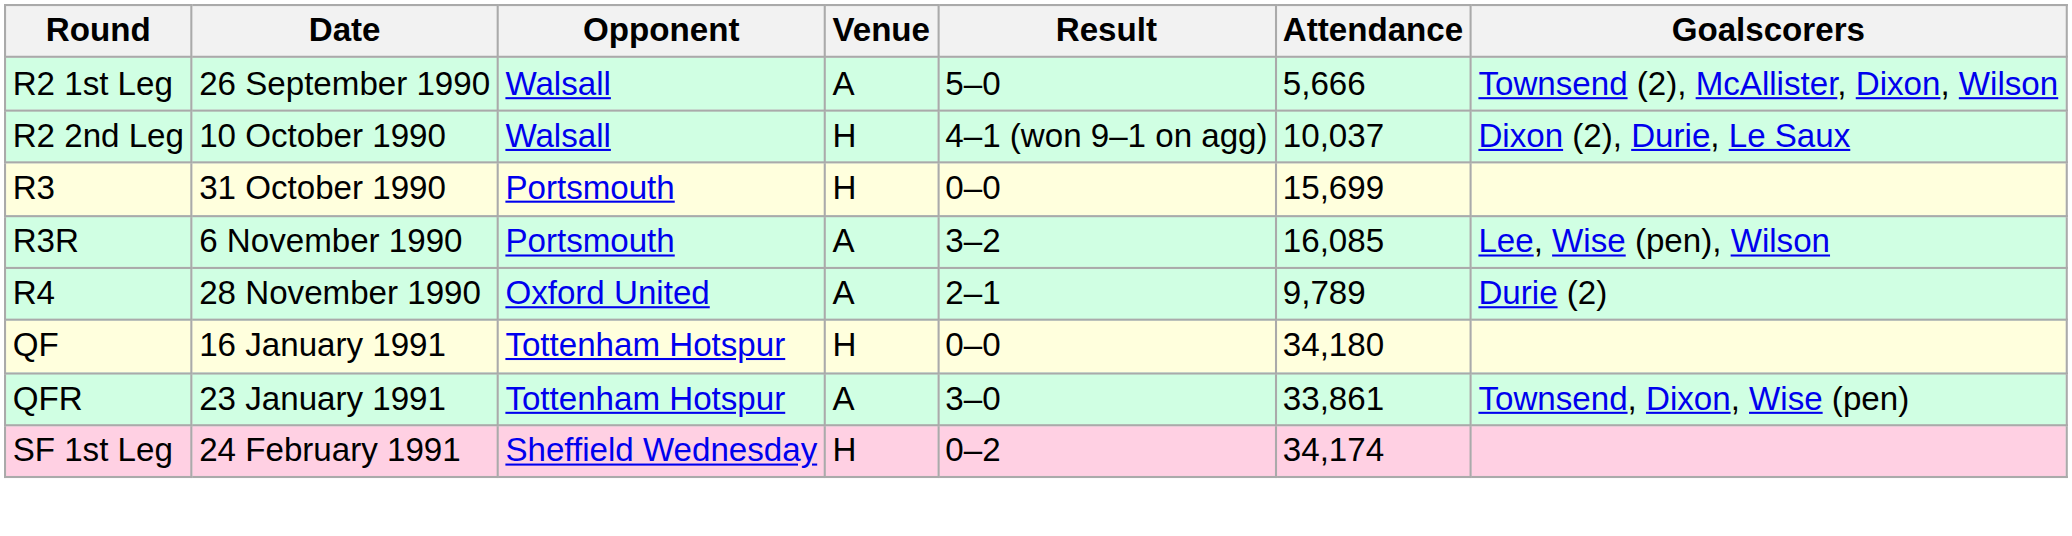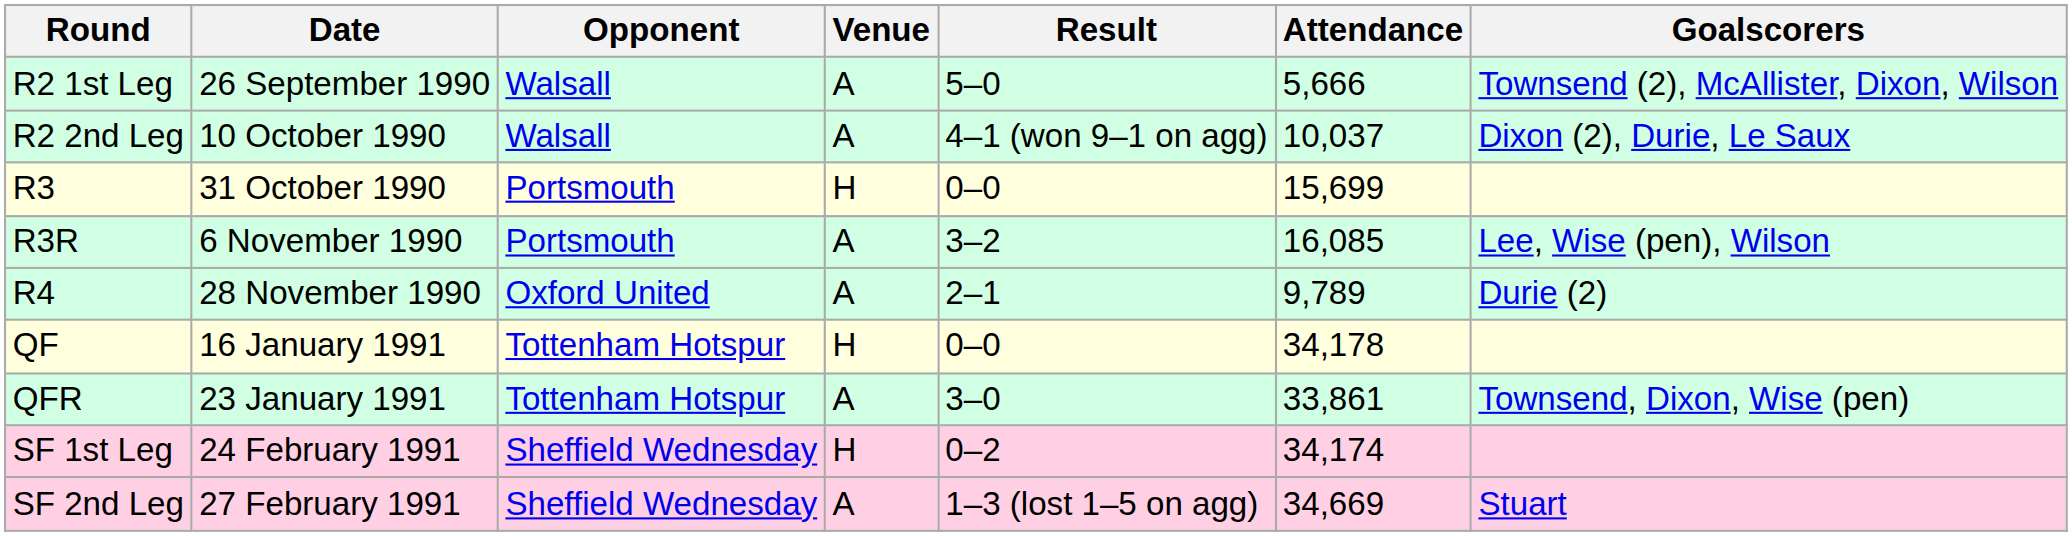(844, 135) H -> (843, 135) A
(1333, 345) 34,180 -> (1333, 345) 34,178
+ row: (98, 503)
